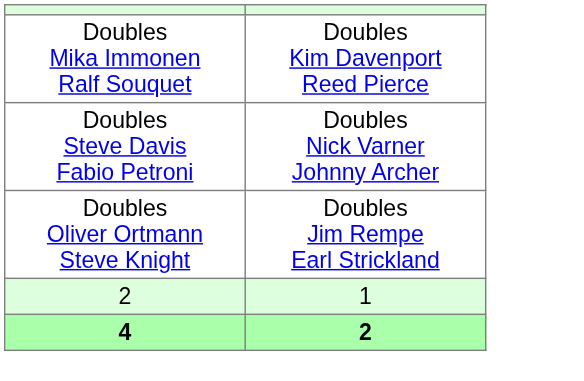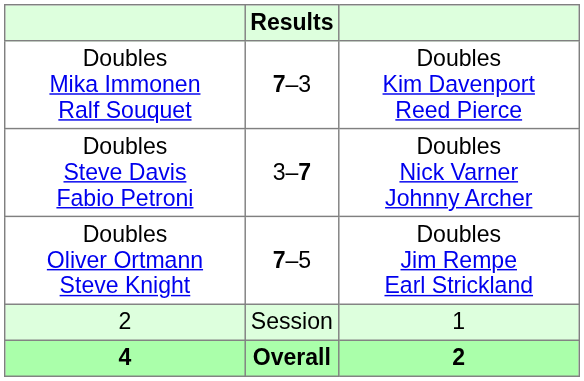+ column: (292, 22)
